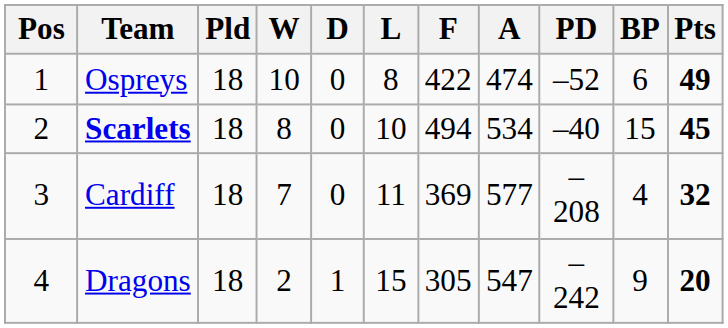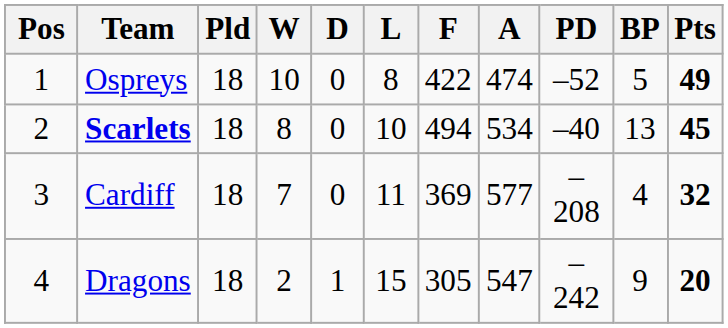(640, 78) 6 -> (640, 78) 5
(640, 128) 15 -> (640, 128) 13
